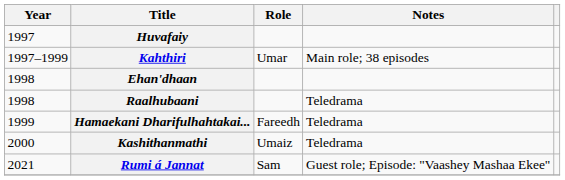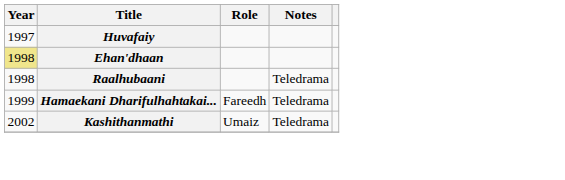- row: (162, 57)
(21, 79) no background -> (21, 57) khaki background
(21, 143) 2000 -> (21, 121) 2002
- row: (162, 164)
